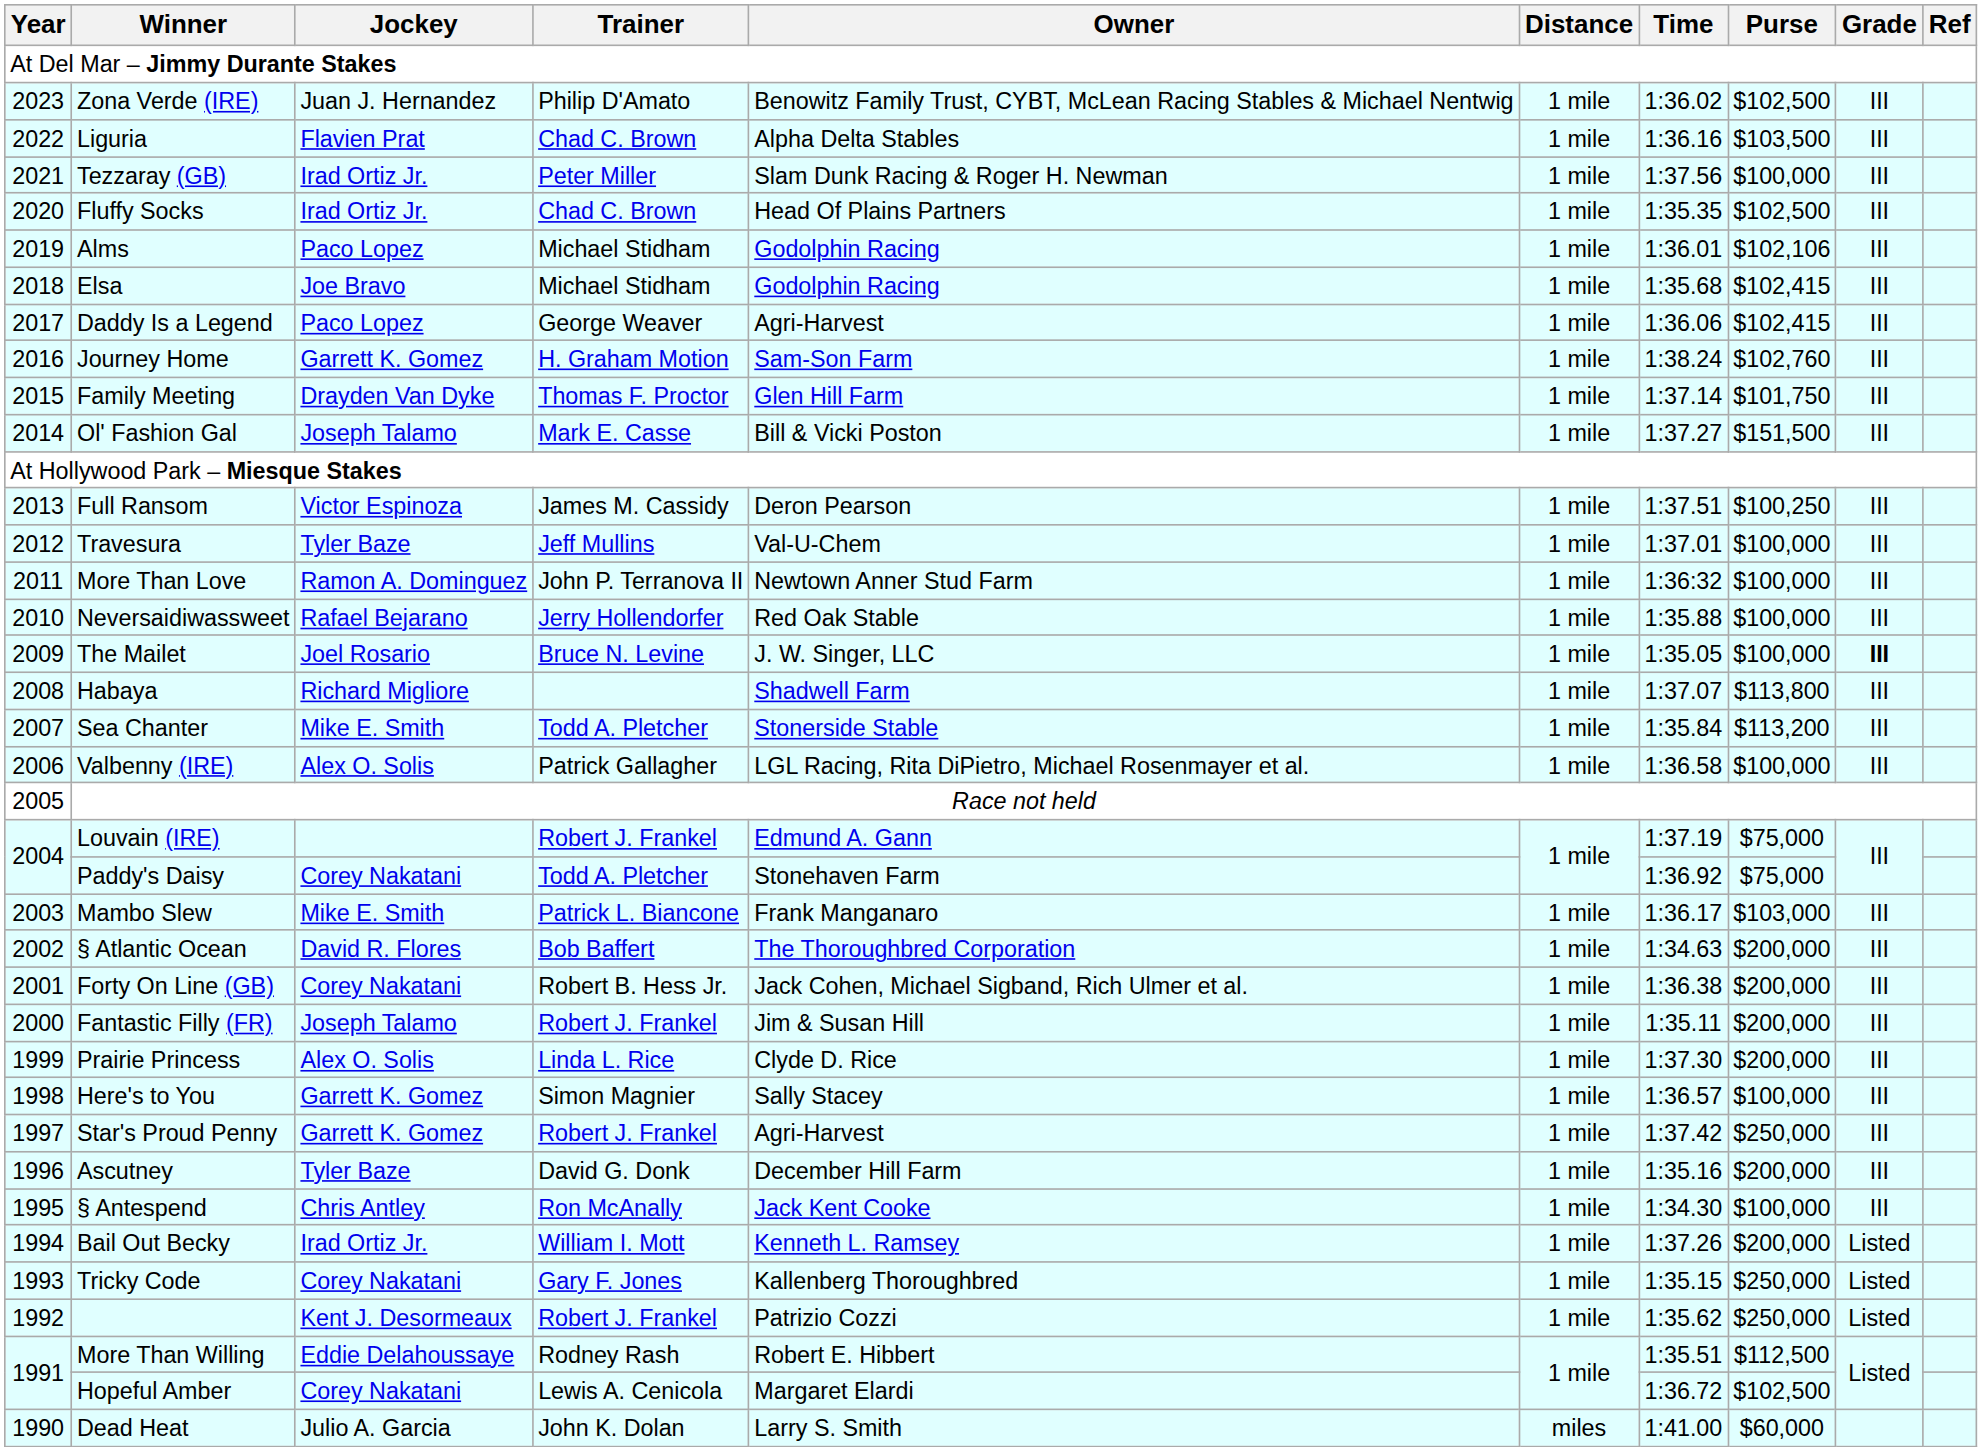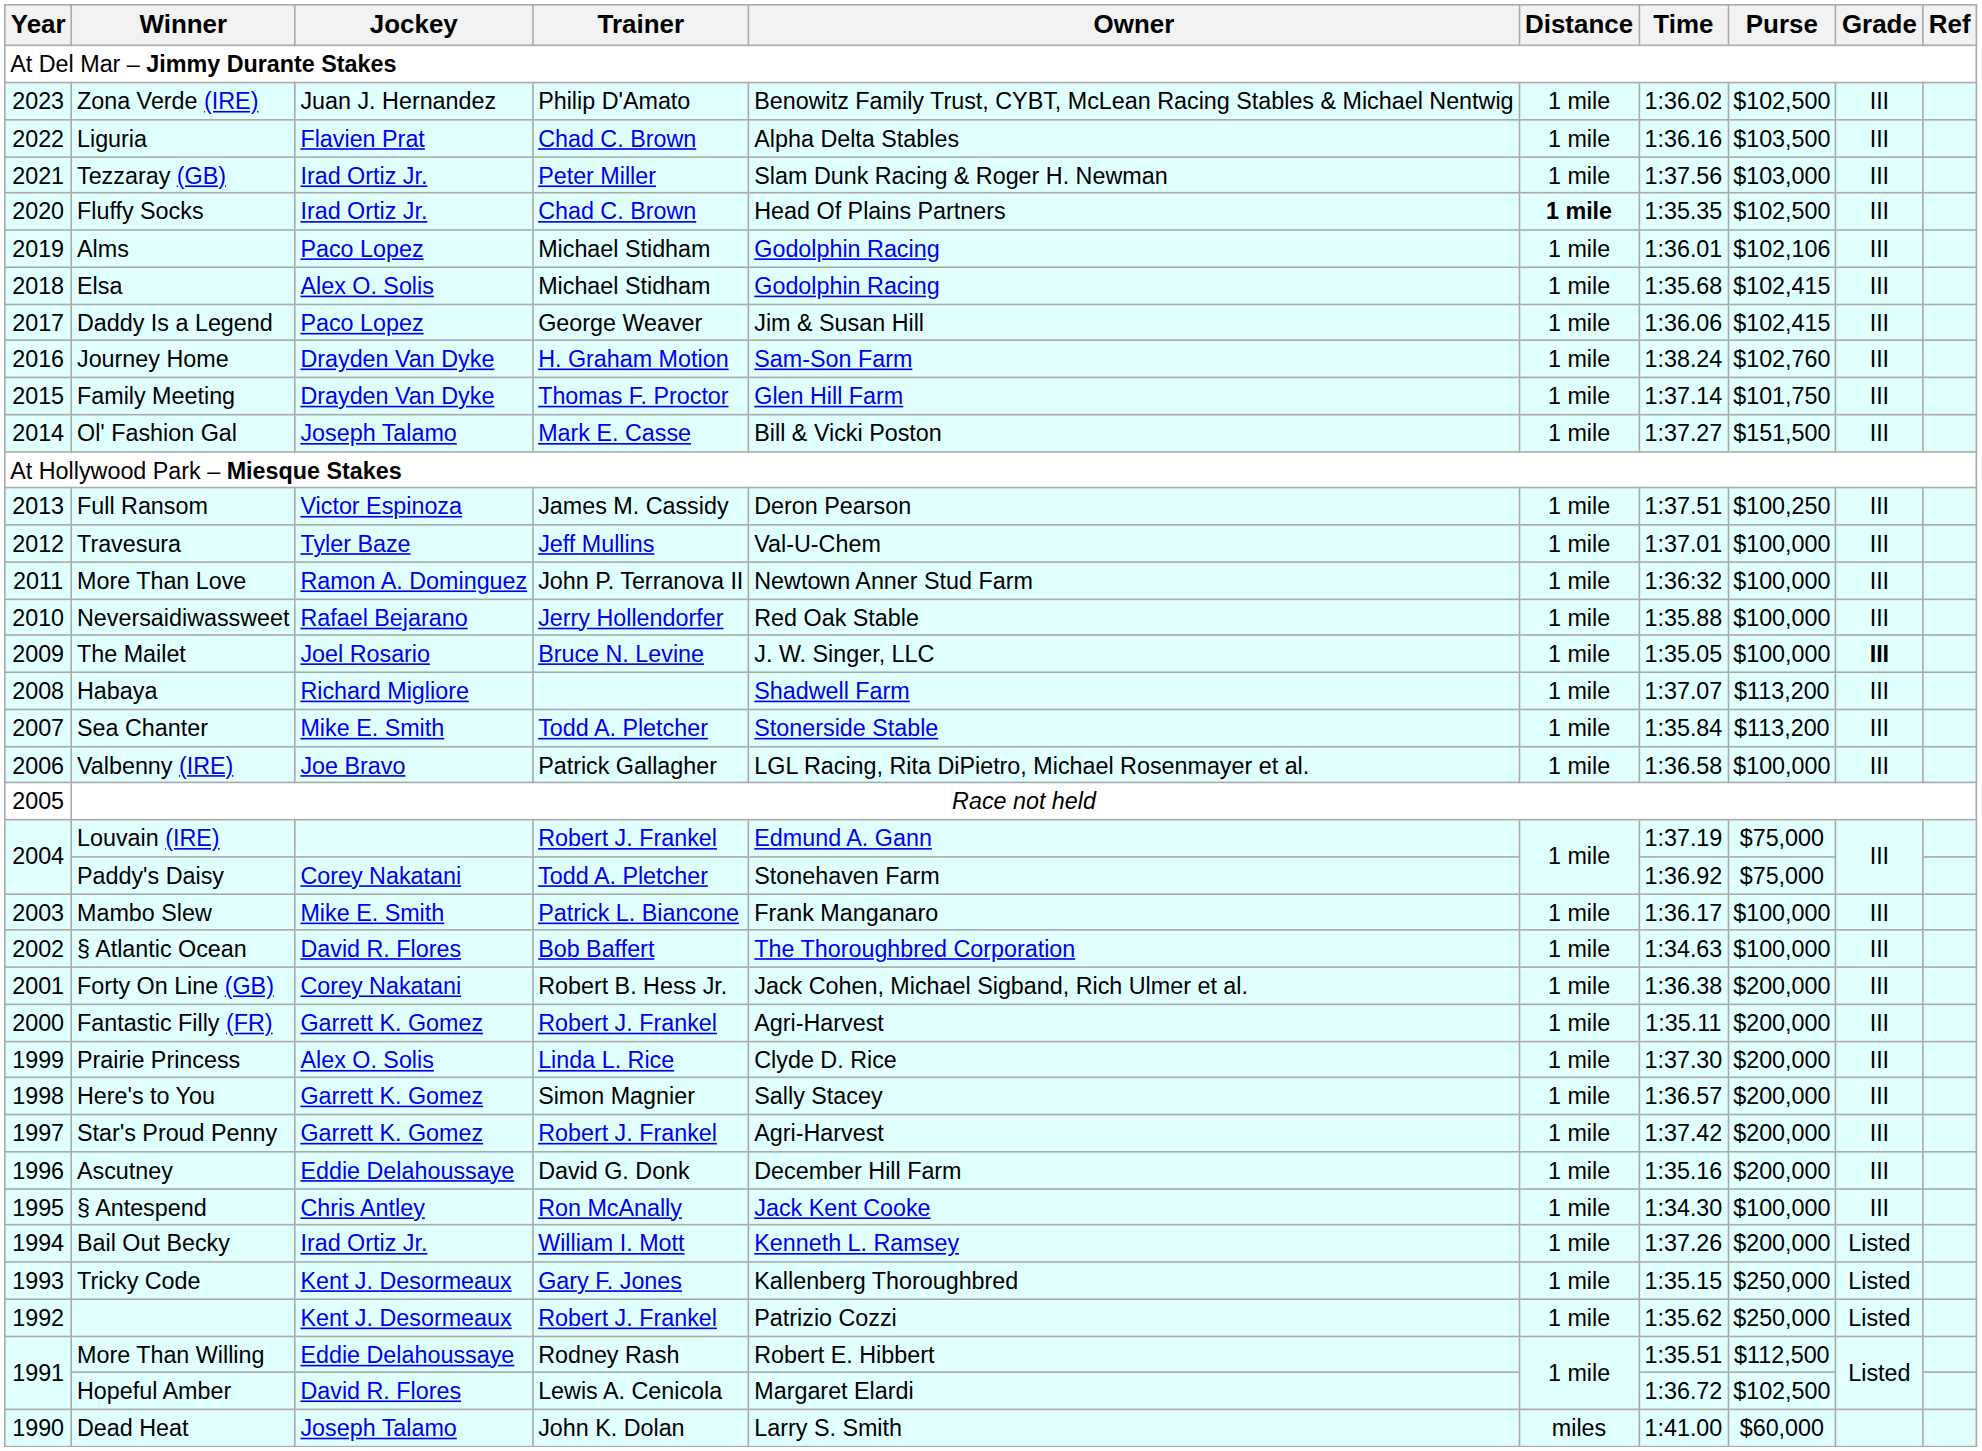(1782, 175) $100,000 -> (1782, 175) $103,000
(1579, 212) normal -> (1579, 212) bold
(353, 285) Joe Bravo -> (367, 285) Alex O. Solis
(819, 322) Agri-Harvest -> (839, 322) Jim & Susan Hill
(392, 359) Garrett K. Gomez -> (397, 359) Drayden Van Dyke
(1782, 691) $113,800 -> (1782, 691) $113,200
(367, 765) Alex O. Solis -> (353, 765) Joe Bravo
(1782, 912) $103,000 -> (1782, 912) $100,000
(1782, 949) $200,000 -> (1782, 949) $100,000
(379, 1023) Joseph Talamo -> (392, 1023) Garrett K. Gomez
(839, 1023) Jim & Susan Hill -> (819, 1023) Agri-Harvest
(1782, 1096) $100,000 -> (1782, 1096) $200,000
(1782, 1133) $250,000 -> (1782, 1133) $200,000
(356, 1170) Tyler Baze -> (407, 1170) Eddie Delahoussaye
(381, 1281) Corey Nakatani -> (406, 1281) Kent J. Desormeaux
(381, 1391) Corey Nakatani -> (381, 1391) David R. Flores
(376, 1428) Julio A. Garcia -> (379, 1428) Joseph Talamo
